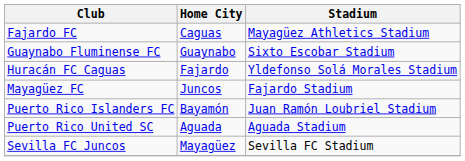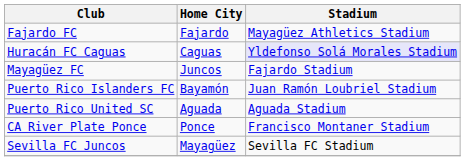(201, 33) Caguas -> (204, 33) Fajardo
- row: (84, 52)
(204, 70) Fajardo -> (201, 52) Caguas
(353, 70) no background -> (353, 52) lavender background
+ row: (77, 127)
